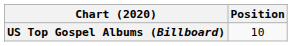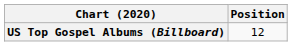(258, 32) 10 -> (258, 32) 12
